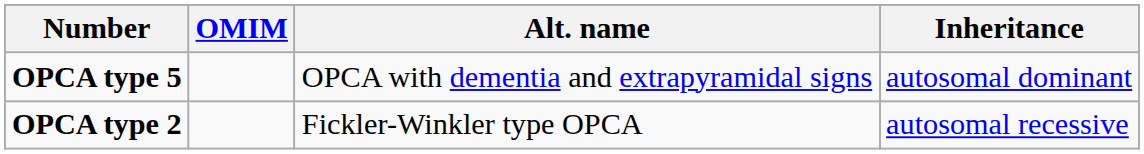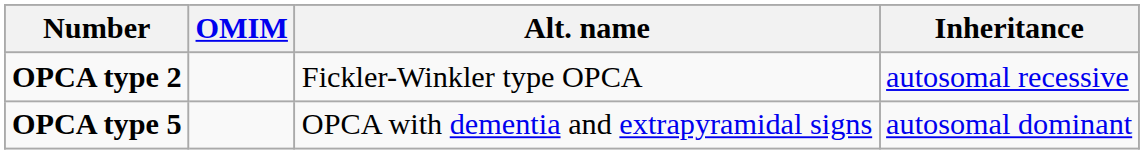rows swapped: (97, 124) <-> (97, 76)
